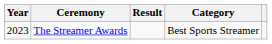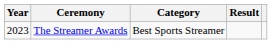columns swapped: (213, 13) <-> (147, 13)
